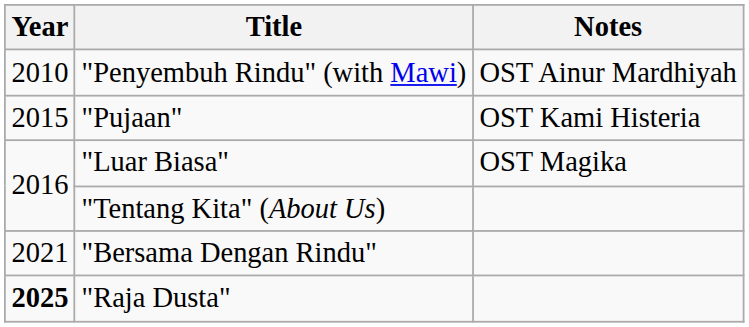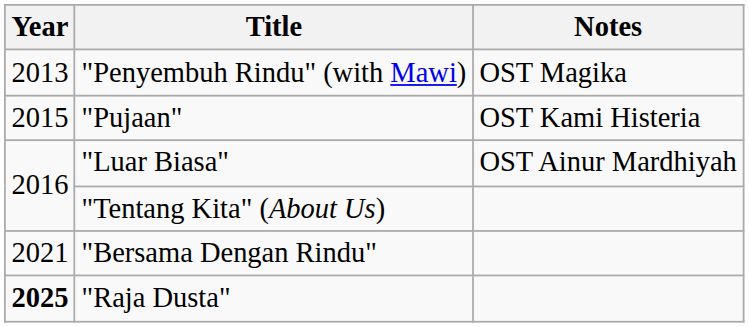(40, 72) 2010 -> (40, 72) 2013
(608, 72) OST Ainur Mardhiyah -> (553, 72) OST Magika
(553, 162) OST Magika -> (608, 162) OST Ainur Mardhiyah
